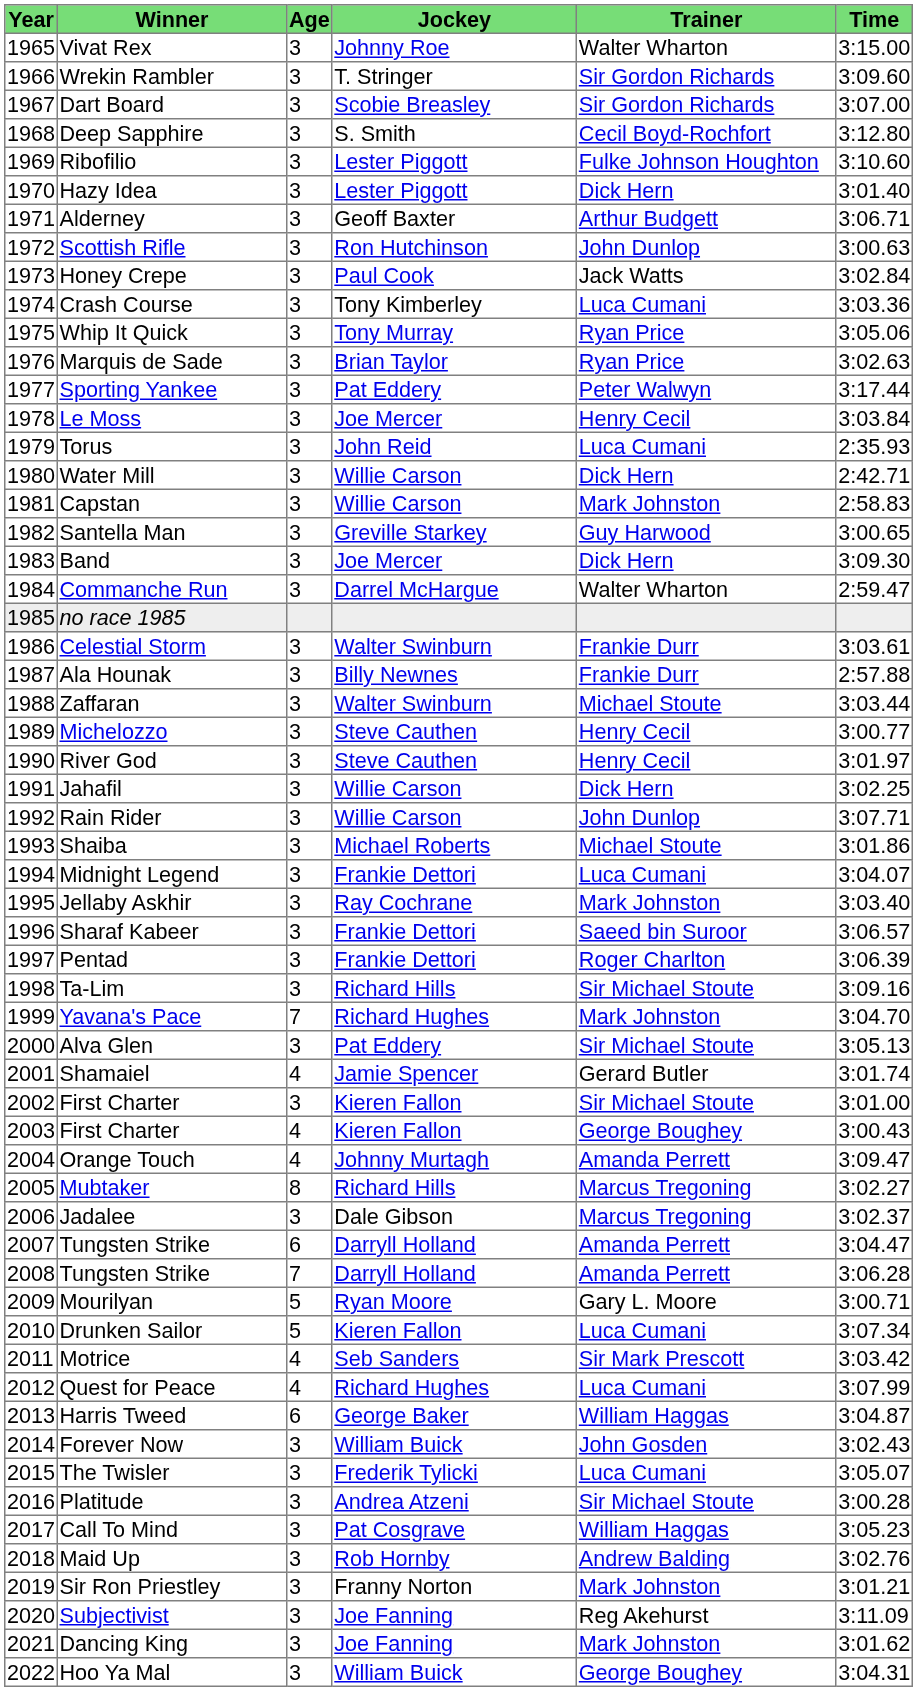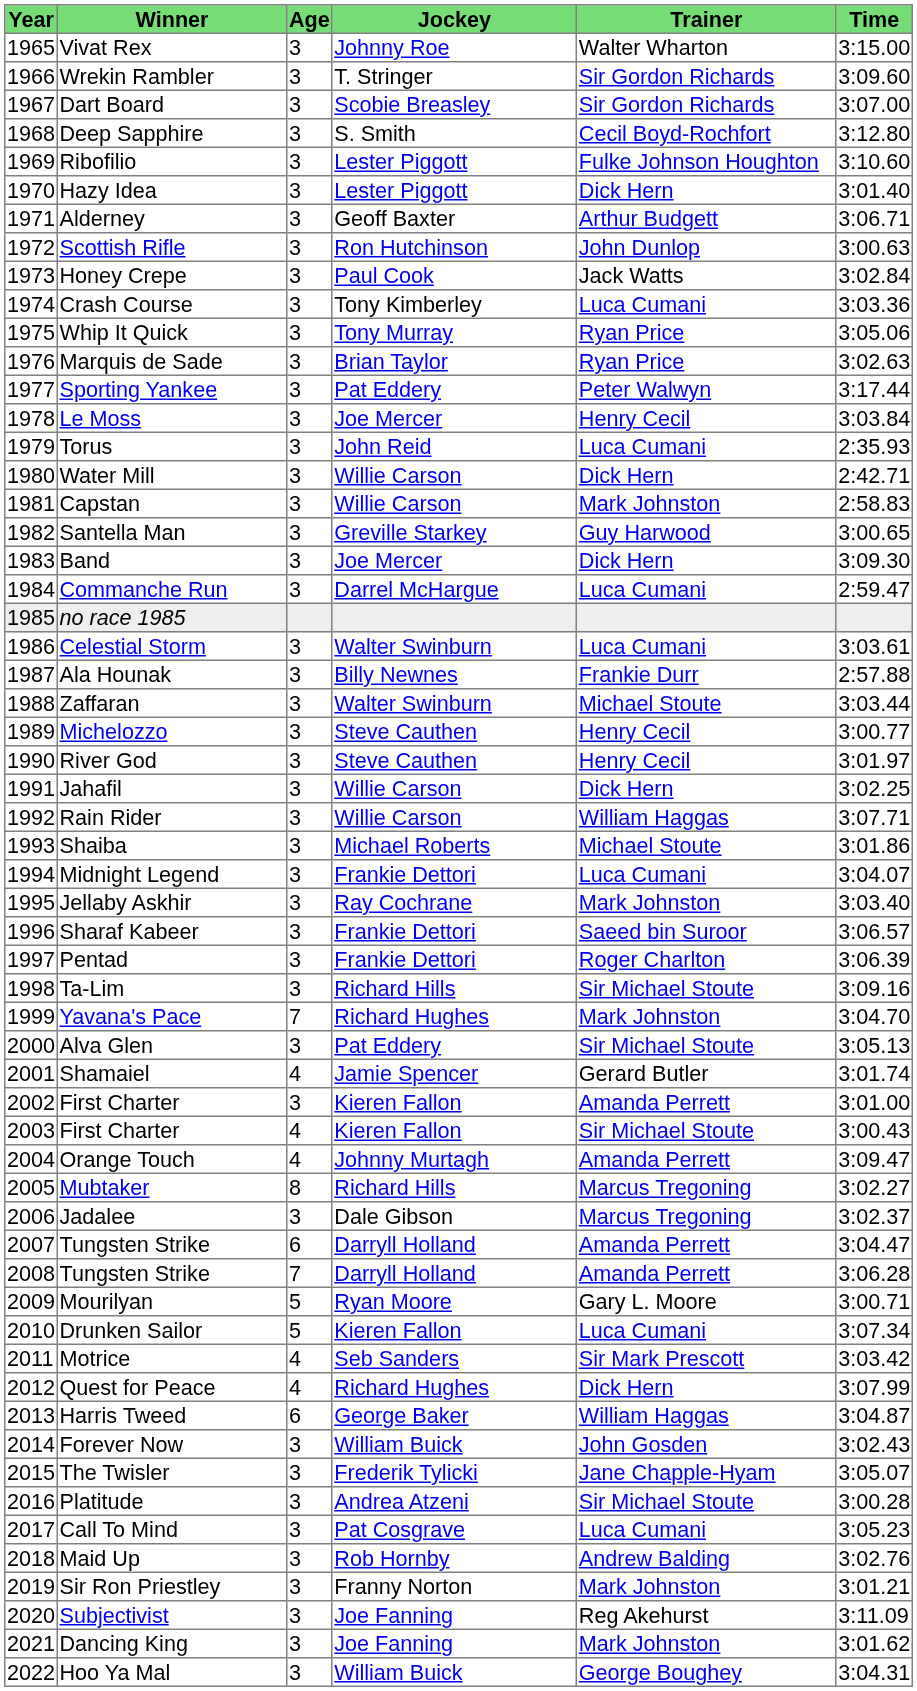(653, 589) Walter Wharton -> (642, 589) Luca Cumani
(639, 646) Frankie Durr -> (642, 646) Luca Cumani
(639, 817) John Dunlop -> (654, 817) William Haggas
(666, 1102) Sir Michael Stoute -> (654, 1102) Amanda Perrett
(660, 1130) George Boughey -> (666, 1130) Sir Michael Stoute
(642, 1387) Luca Cumani -> (626, 1387) Dick Hern
(642, 1472) Luca Cumani -> (677, 1472) Jane Chapple-Hyam
(654, 1530) William Haggas -> (642, 1530) Luca Cumani
